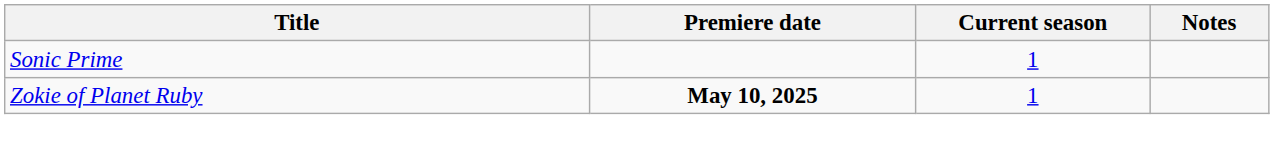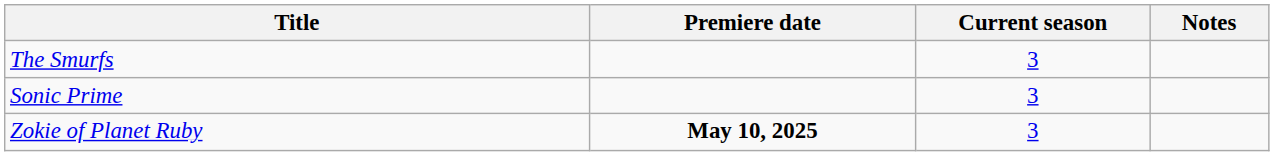+ row: (62, 58)
(1033, 58) 1 -> (1033, 95) 3
(1033, 95) 1 -> (1033, 131) 3
